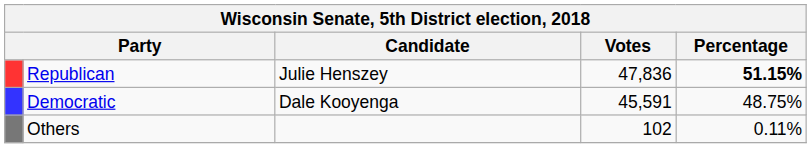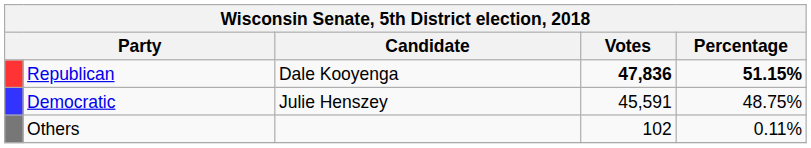(333, 74) Julie Henszey -> (339, 74) Dale Kooyenga
(645, 74) normal -> (645, 74) bold
(339, 102) Dale Kooyenga -> (333, 102) Julie Henszey
